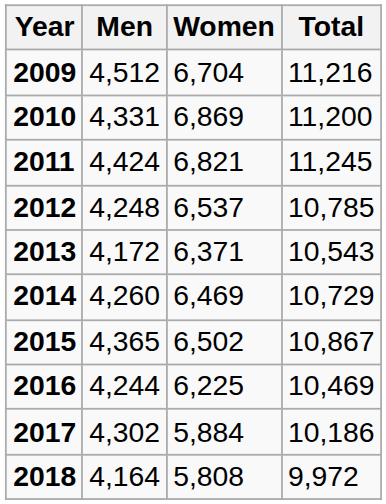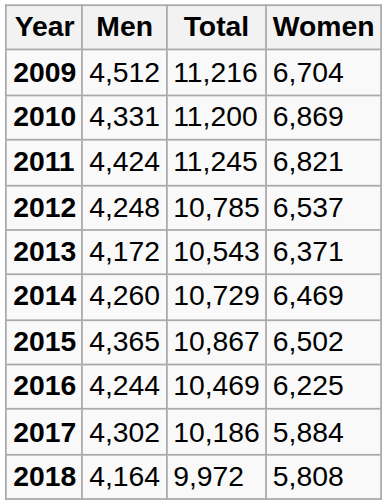columns swapped: (224, 27) <-> (331, 27)
